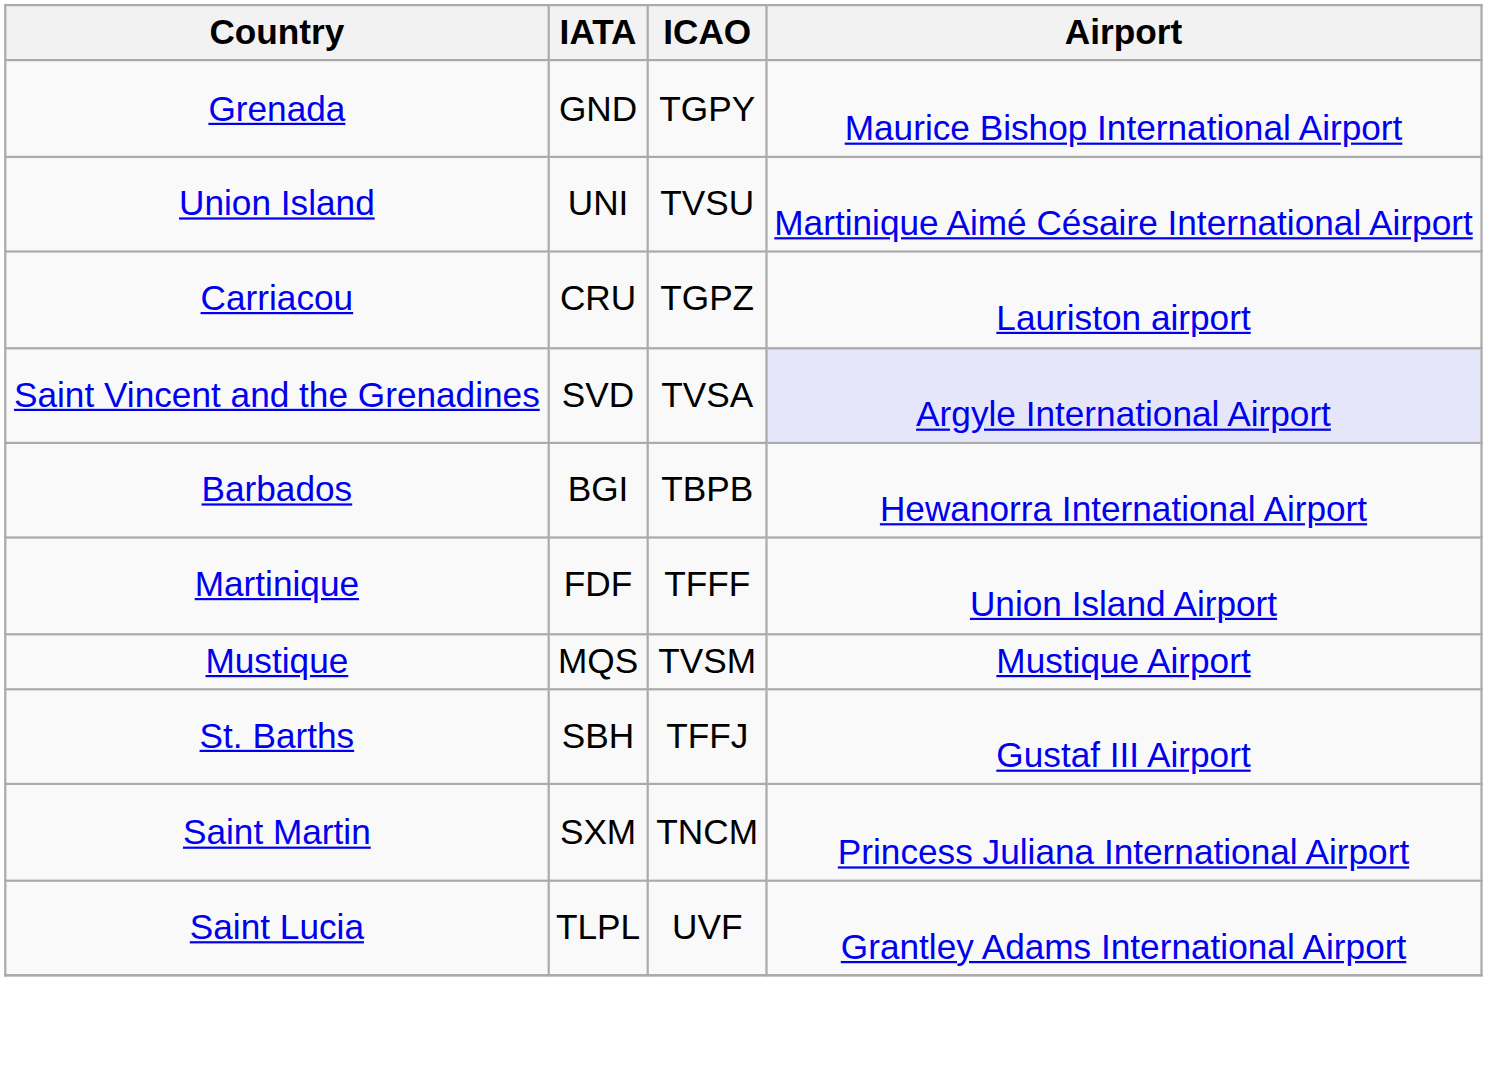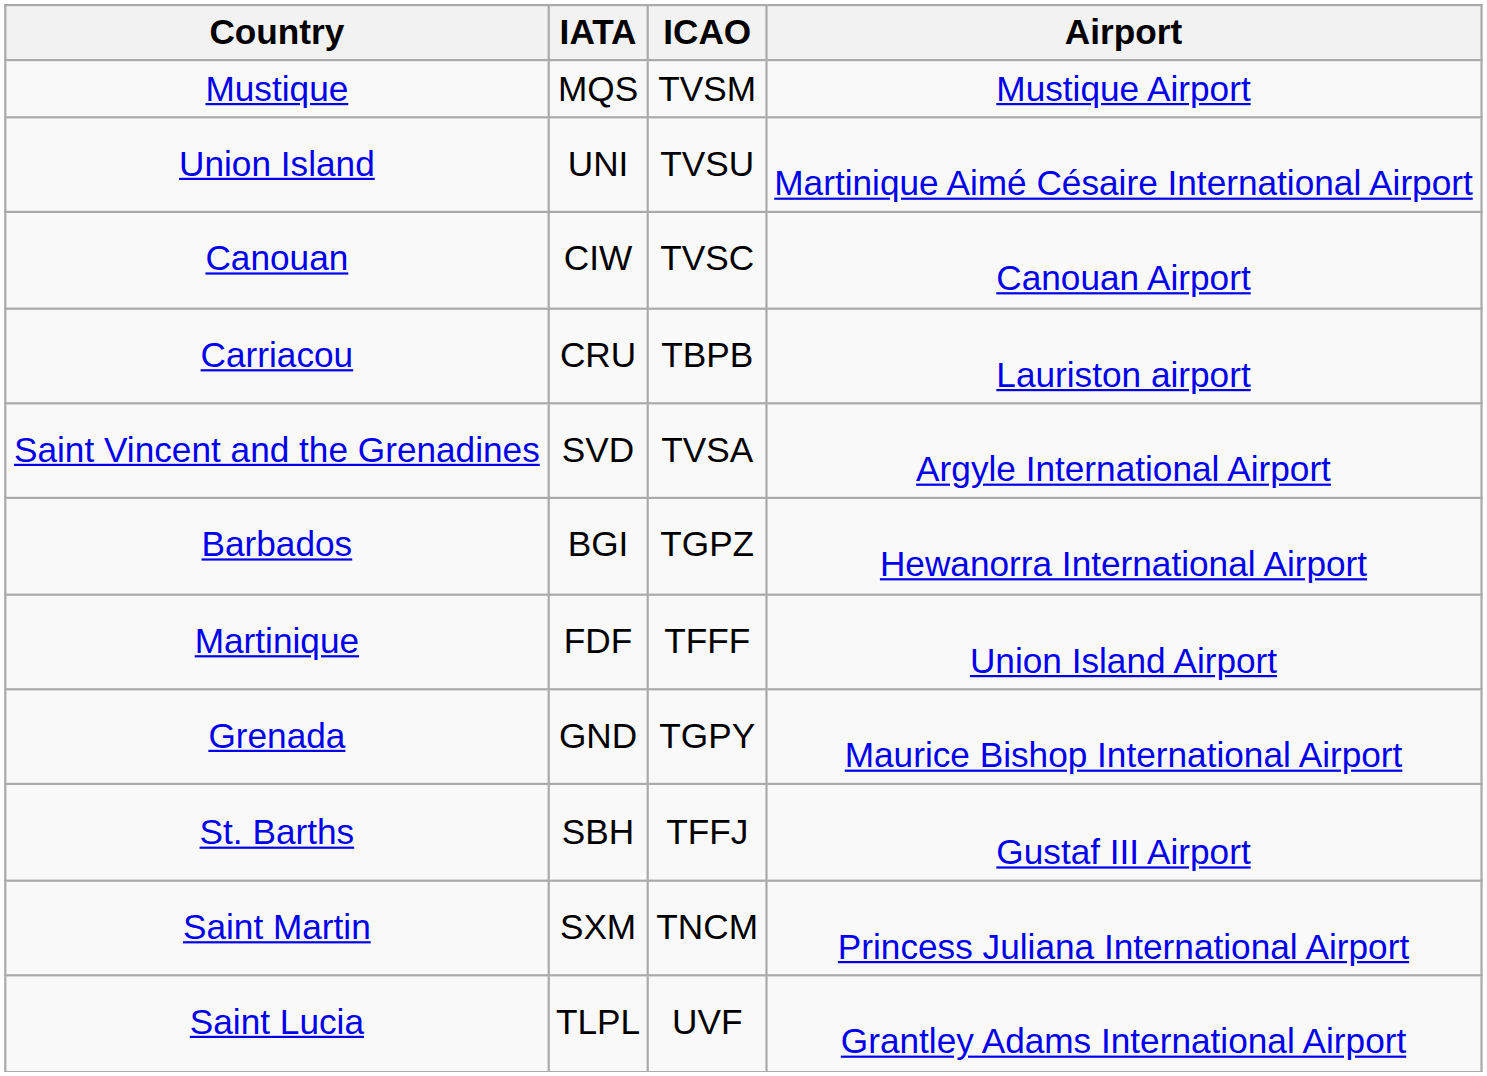rows swapped: (277, 660) <-> (277, 108)
+ row: (277, 259)
(707, 298) TGPZ -> (707, 354) TBPB
(1124, 414) lavender background -> (1124, 469) no background
(707, 489) TBPB -> (707, 545) TGPZ
